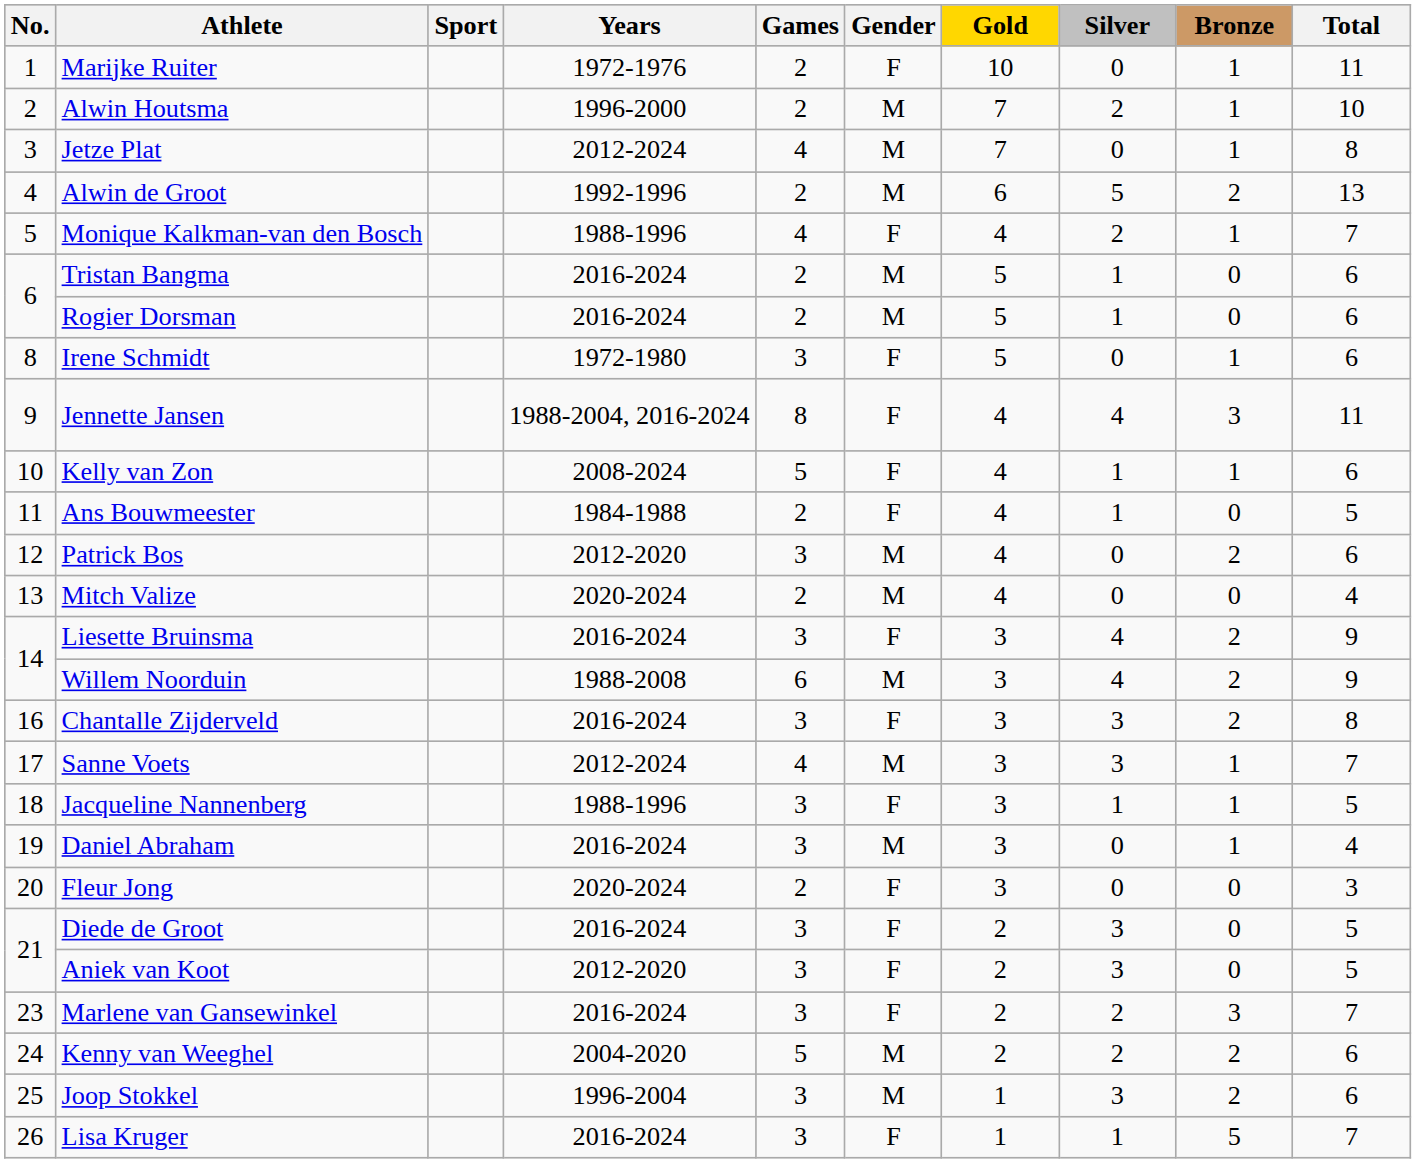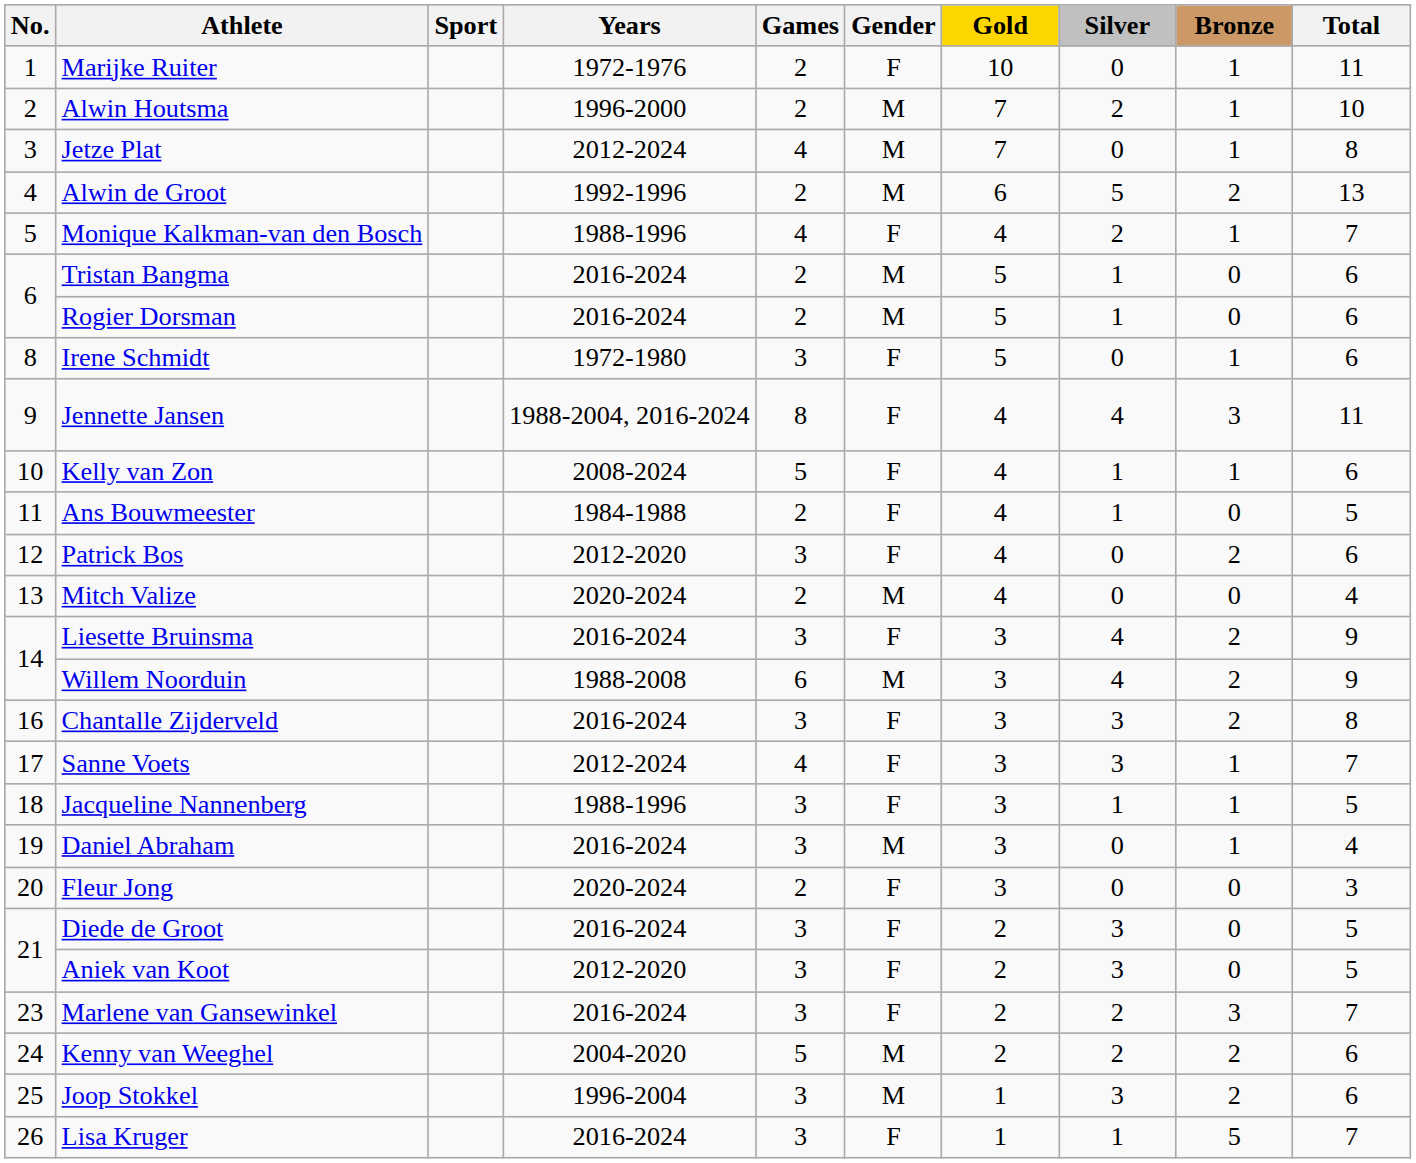(893, 554) M -> (893, 554) F
(893, 762) M -> (893, 762) F
